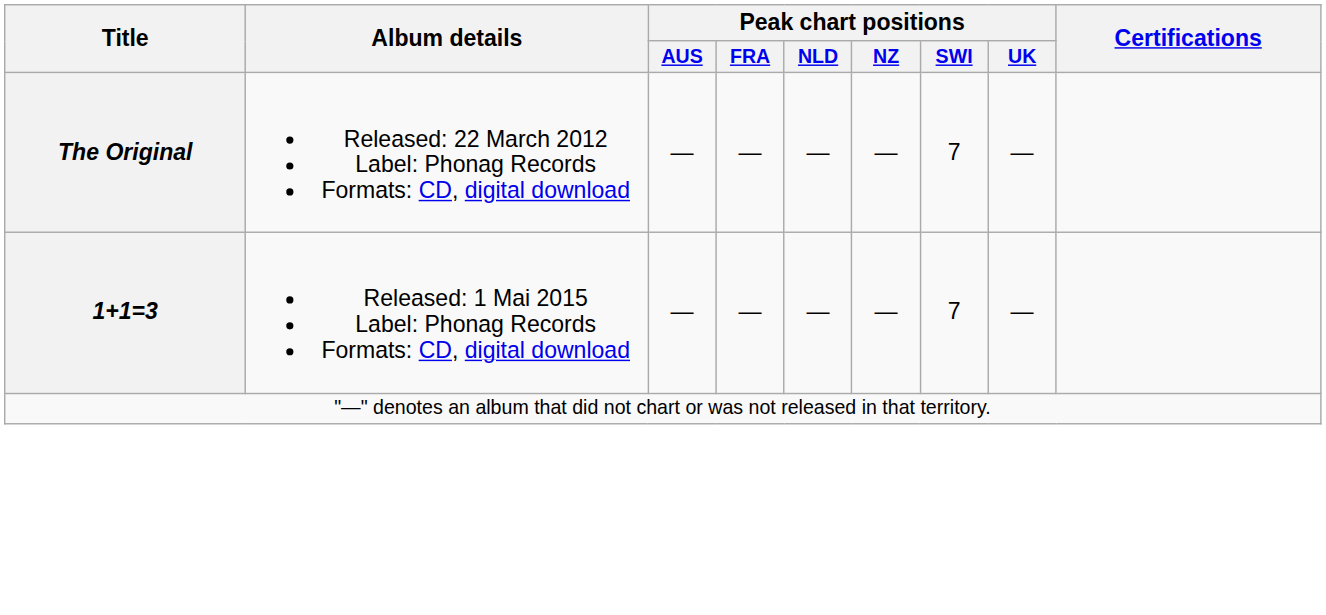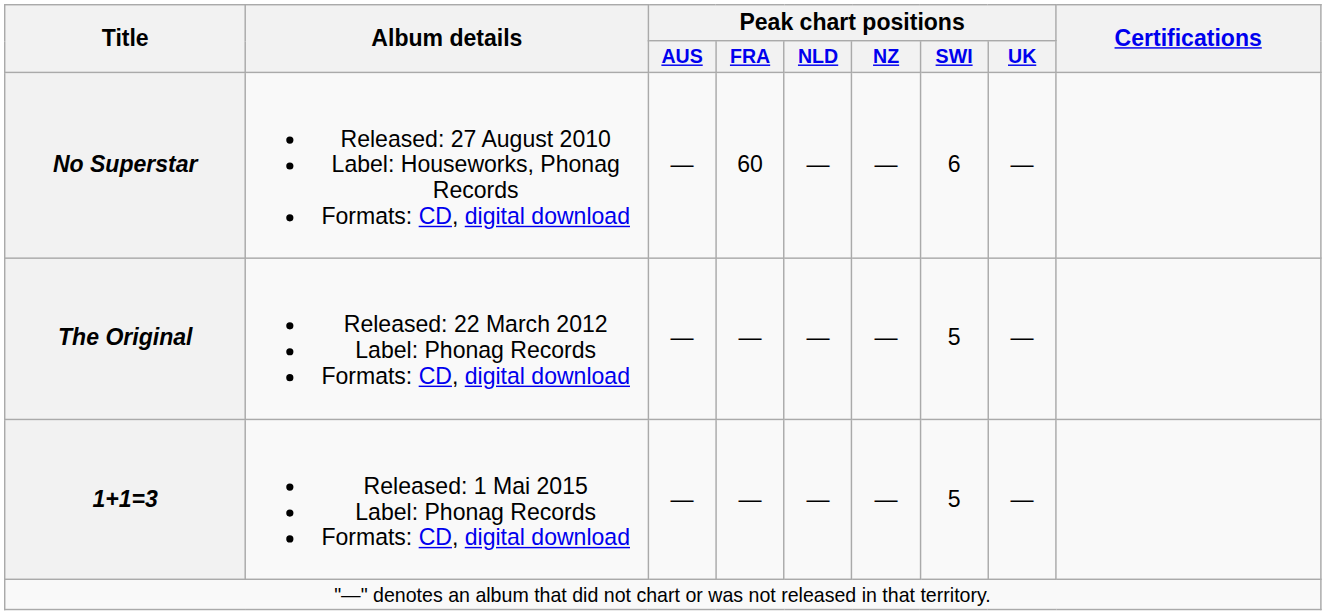+ row: (125, 165)
(954, 152) 7 -> (954, 338) 5
(954, 312) 7 -> (954, 498) 5
